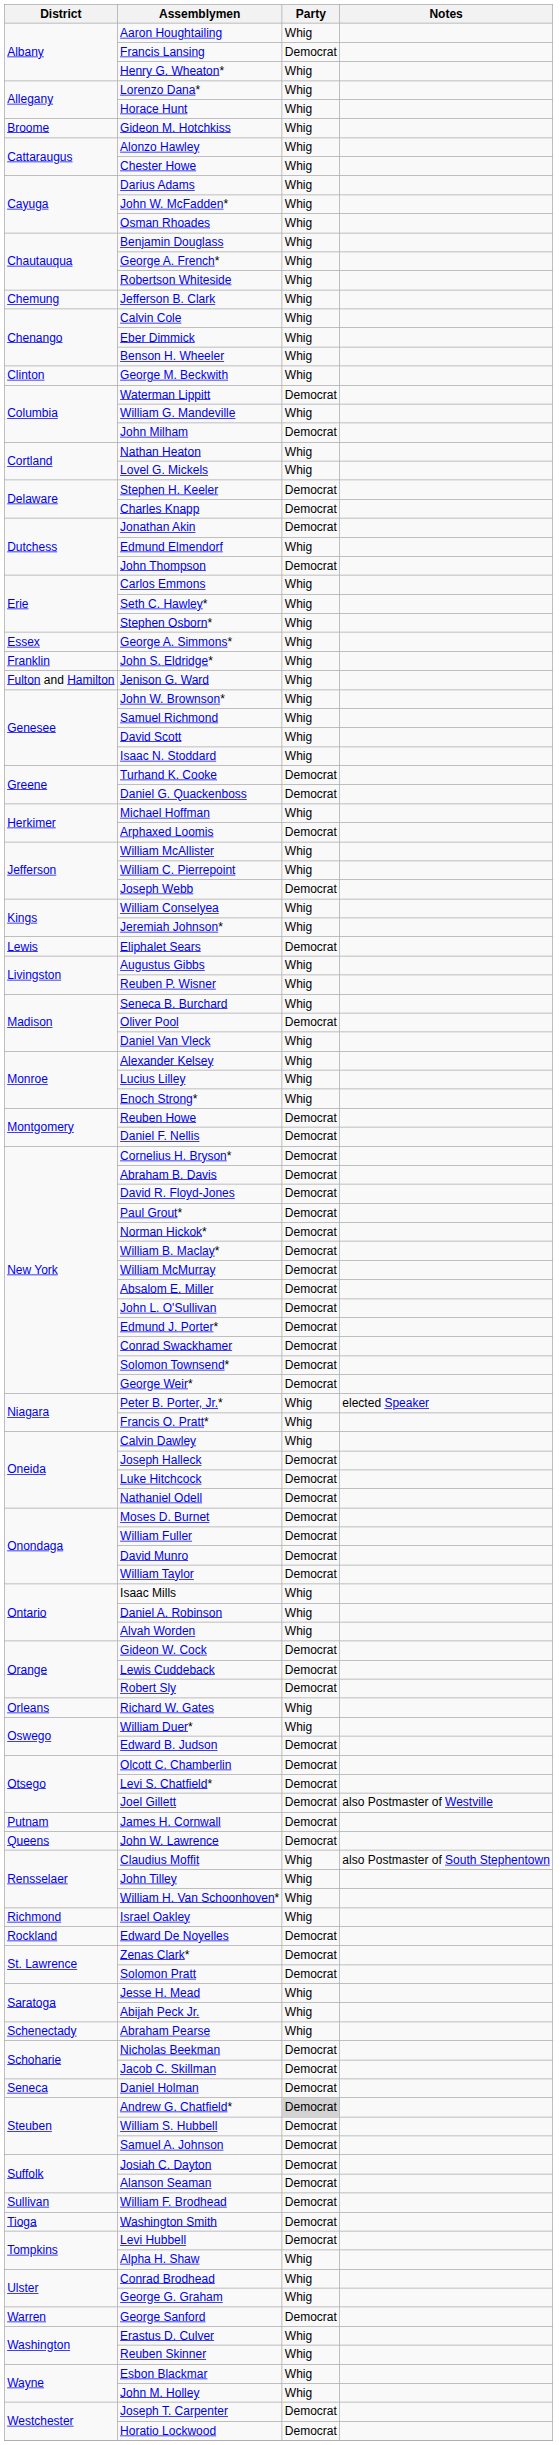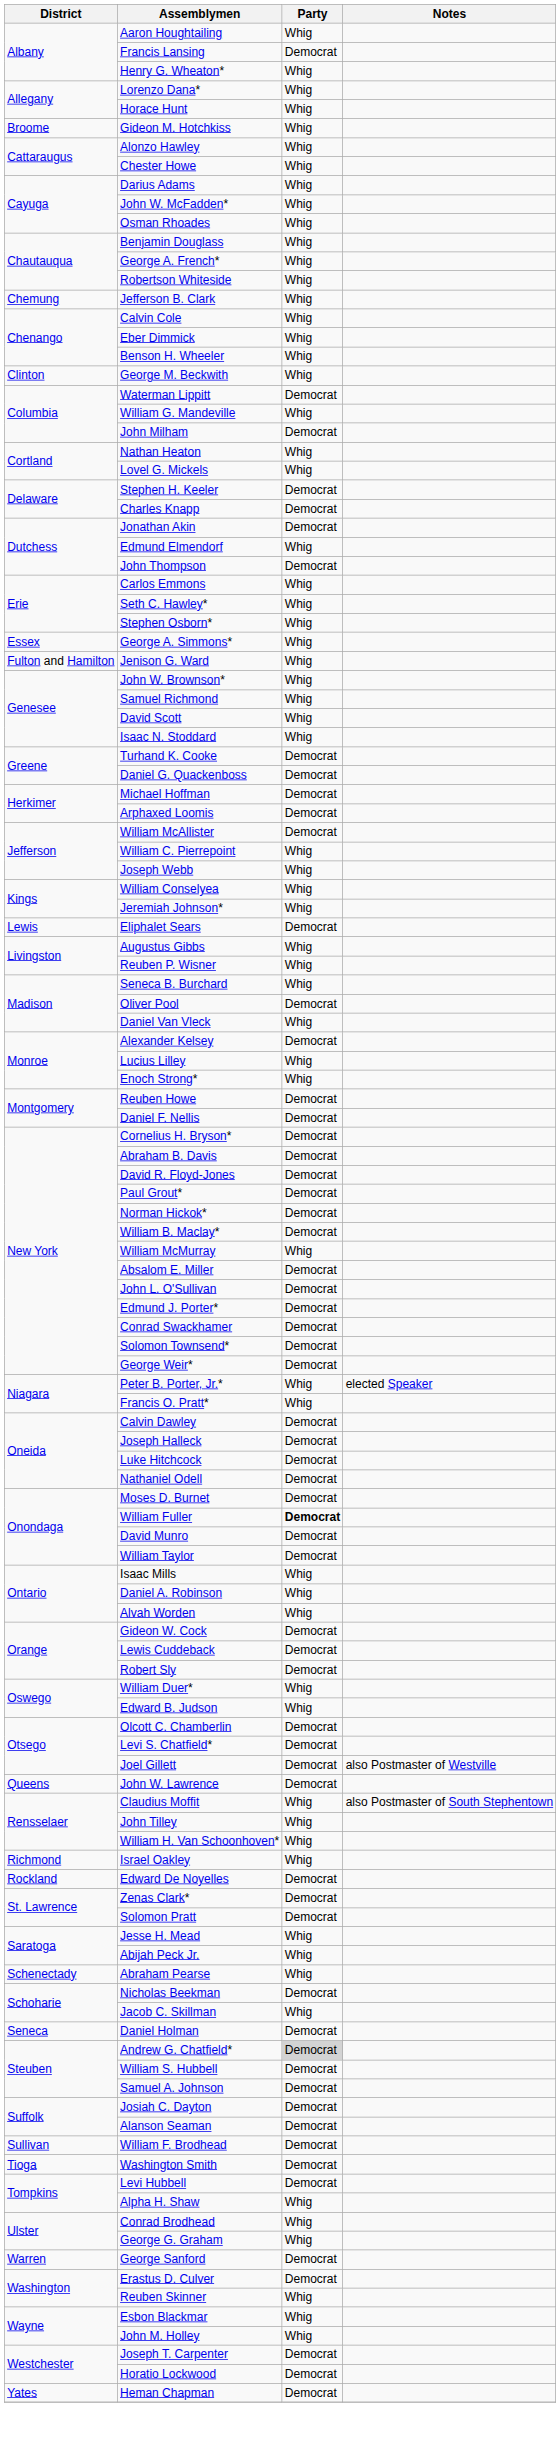- row: (166, 661)
(298, 813) Whig -> (311, 794) Democrat
(298, 851) Whig -> (311, 832) Democrat
(311, 889) Democrat -> (298, 870) Whig
(298, 1060) Whig -> (311, 1041) Democrat
(311, 1270) Democrat -> (298, 1251) Whig
(298, 1441) Whig -> (311, 1422) Democrat
(311, 1536) normal -> (312, 1517) bold
- row: (167, 1707)
(311, 1745) Democrat -> (298, 1707) Whig
- row: (170, 1821)
(311, 2069) Democrat -> (298, 2012) Whig
(298, 2335) Whig -> (311, 2278) Democrat
+ row: (167, 2392)
